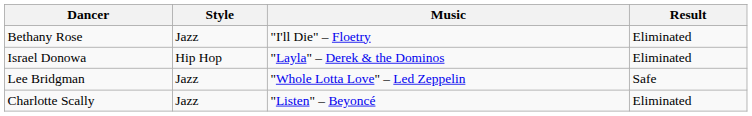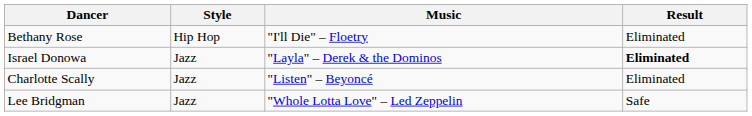(187, 36) Jazz -> (197, 36) Hip Hop
(199, 57) Hip Hop -> (185, 57) Jazz
(662, 57) normal -> (658, 57) bold
rows swapped: (51, 100) <-> (46, 79)
